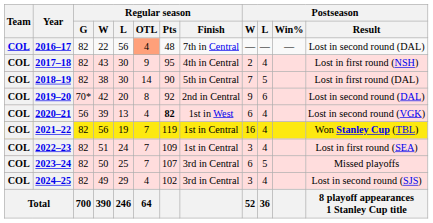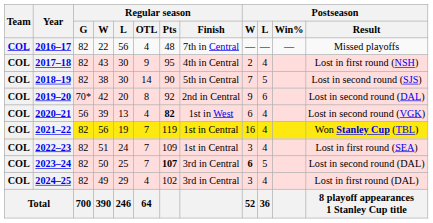(146, 46) lightsalmon background -> (146, 46) no background
(367, 46) Lost in second round (DAL) -> (367, 46) Missed playoffs
(367, 80) Lost in first round (DAL) -> (367, 80) Lost in second round (SJS)
(170, 164) normal -> (170, 164) bold
(250, 164) normal -> (250, 164) bold
(367, 164) Missed playoffs -> (367, 164) Lost in second round (DAL)
(367, 181) Lost in second round (SJS) -> (367, 181) Lost in first round (DAL)
